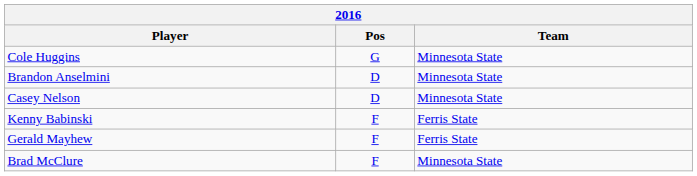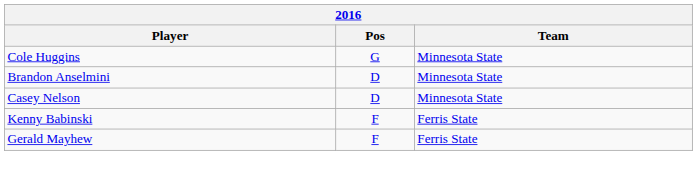- row: (45, 160)
